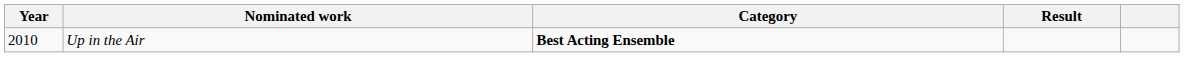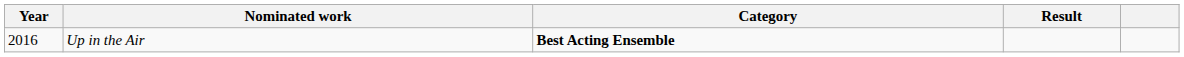(23, 39) 2010 -> (23, 39) 2016
